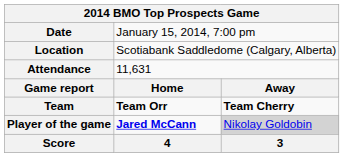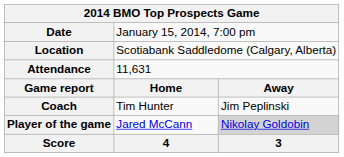- row: (59, 106)
+ row: (59, 106)
(156, 124) bold -> (154, 124) normal
